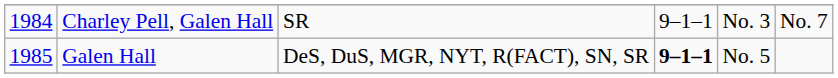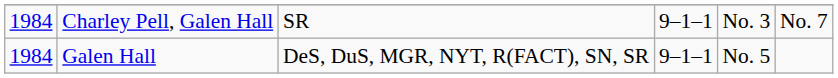(31, 55) 1985 -> (31, 55) 1984
(686, 55) bold -> (686, 55) normal
